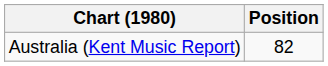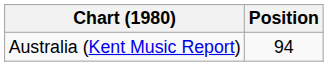(284, 46) 82 -> (284, 46) 94
